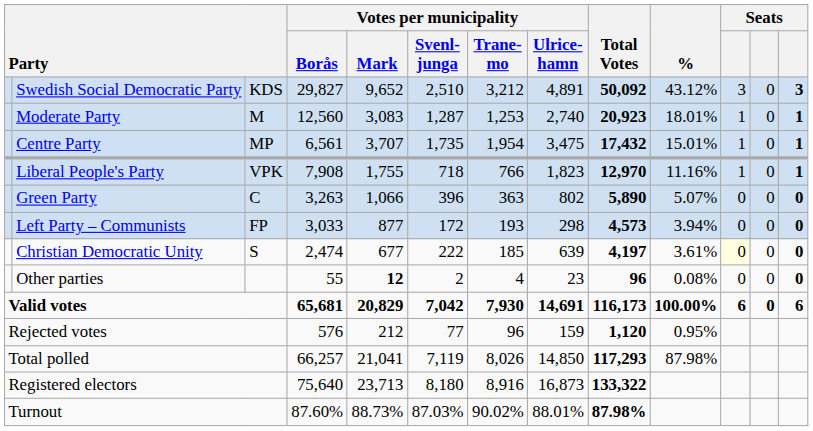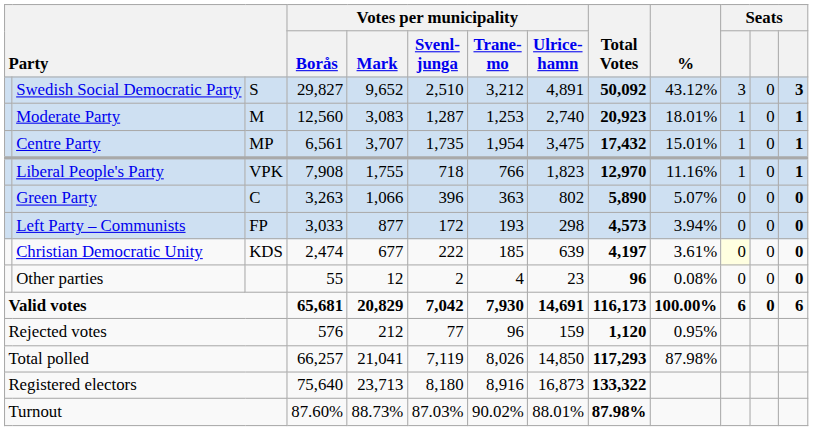(266, 90) KDS -> (254, 90) S
(254, 251) S -> (266, 251) KDS
(395, 278) bold -> (395, 278) normal
